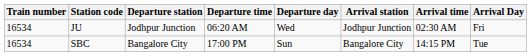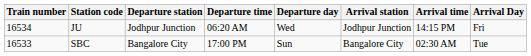(436, 28) 02:30 AM -> (435, 28) 14:15 PM
(19, 43) 16534 -> (19, 43) 16533
(435, 43) 14:15 PM -> (436, 43) 02:30 AM
